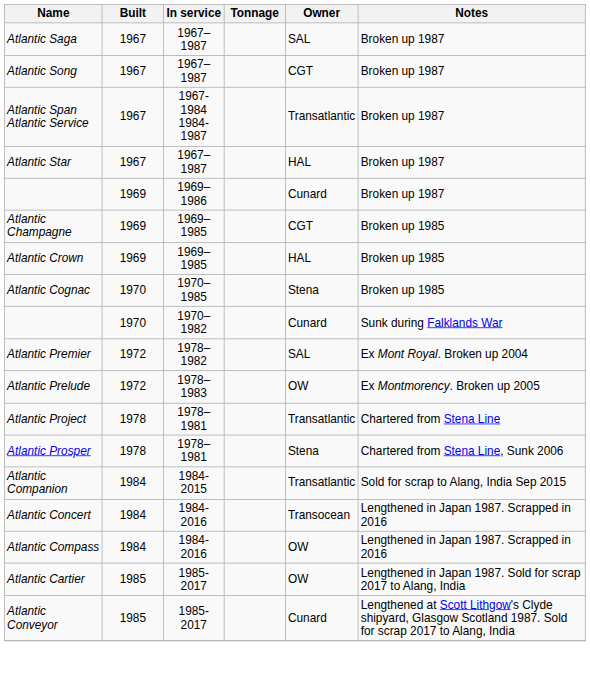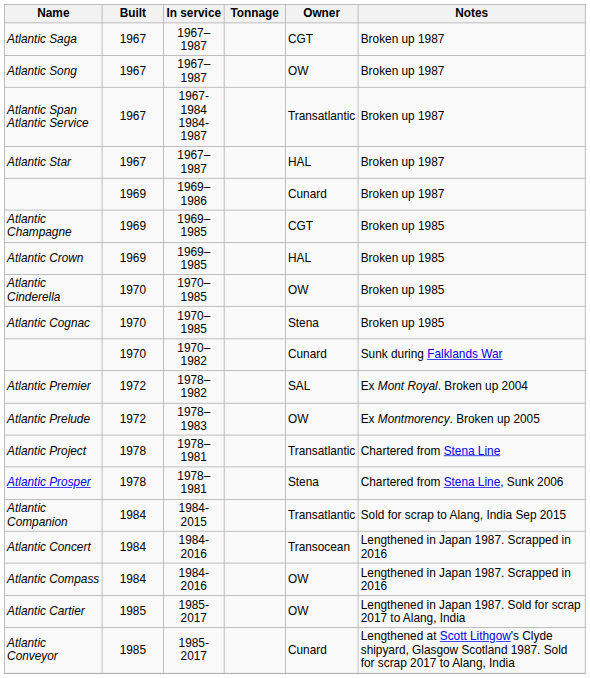(299, 39) SAL -> (300, 39) CGT
(300, 71) CGT -> (298, 71) OW
+ row: (34, 290)
